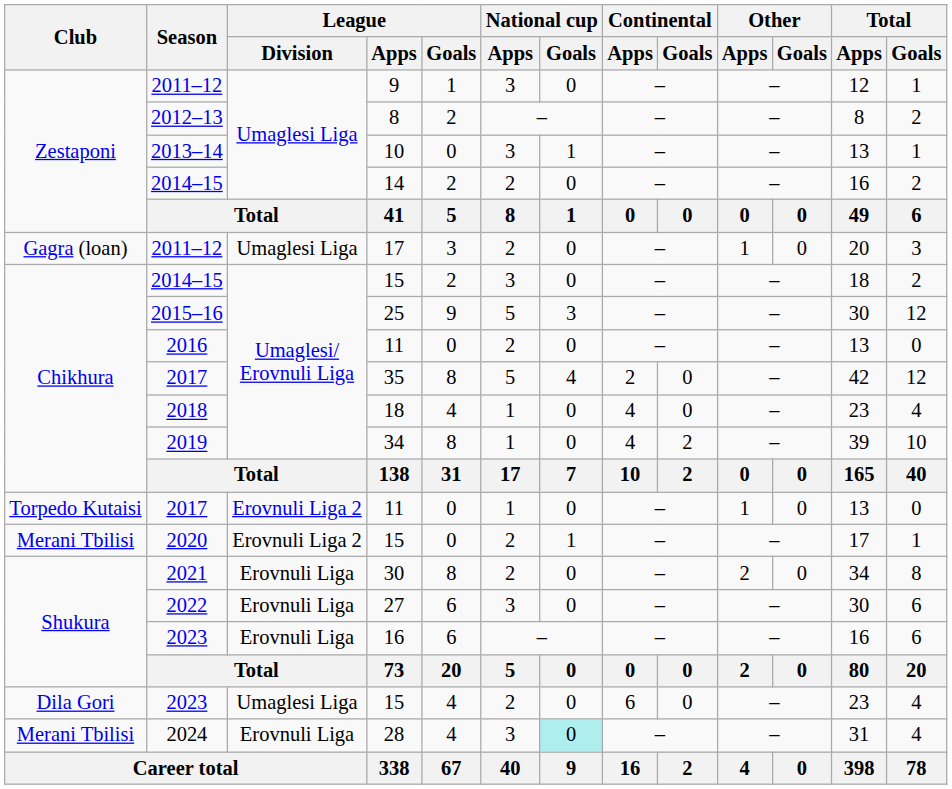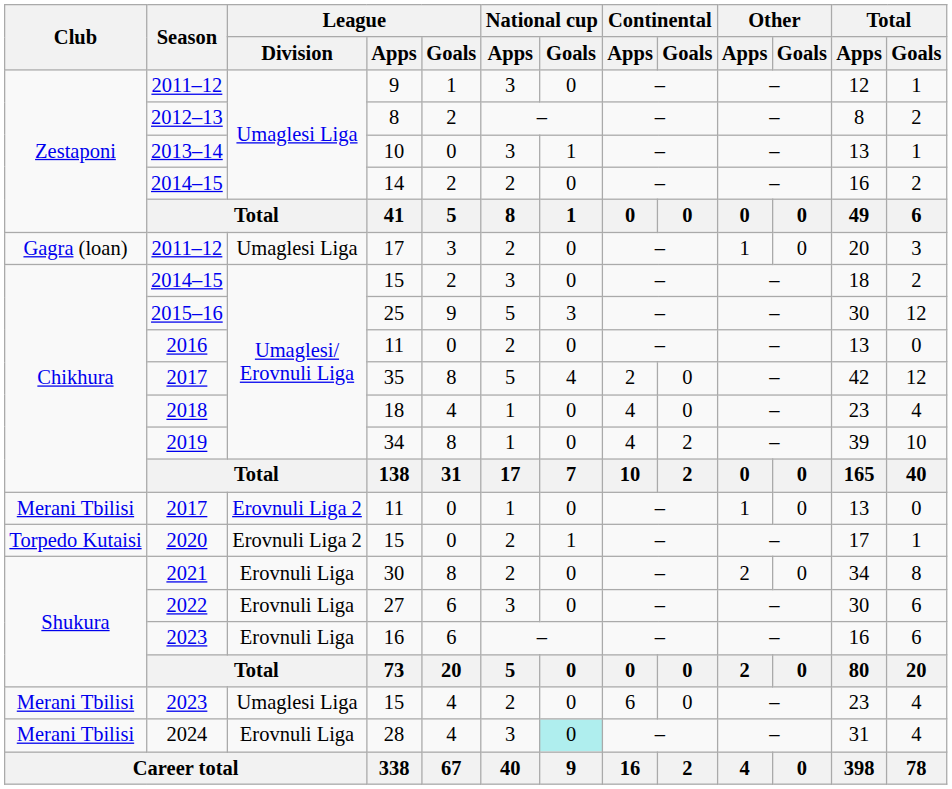(75, 507) Torpedo Kutaisi -> (75, 507) Merani Tbilisi
(75, 540) Merani Tbilisi -> (75, 540) Torpedo Kutaisi
(75, 702) Dila Gori -> (75, 702) Merani Tbilisi
